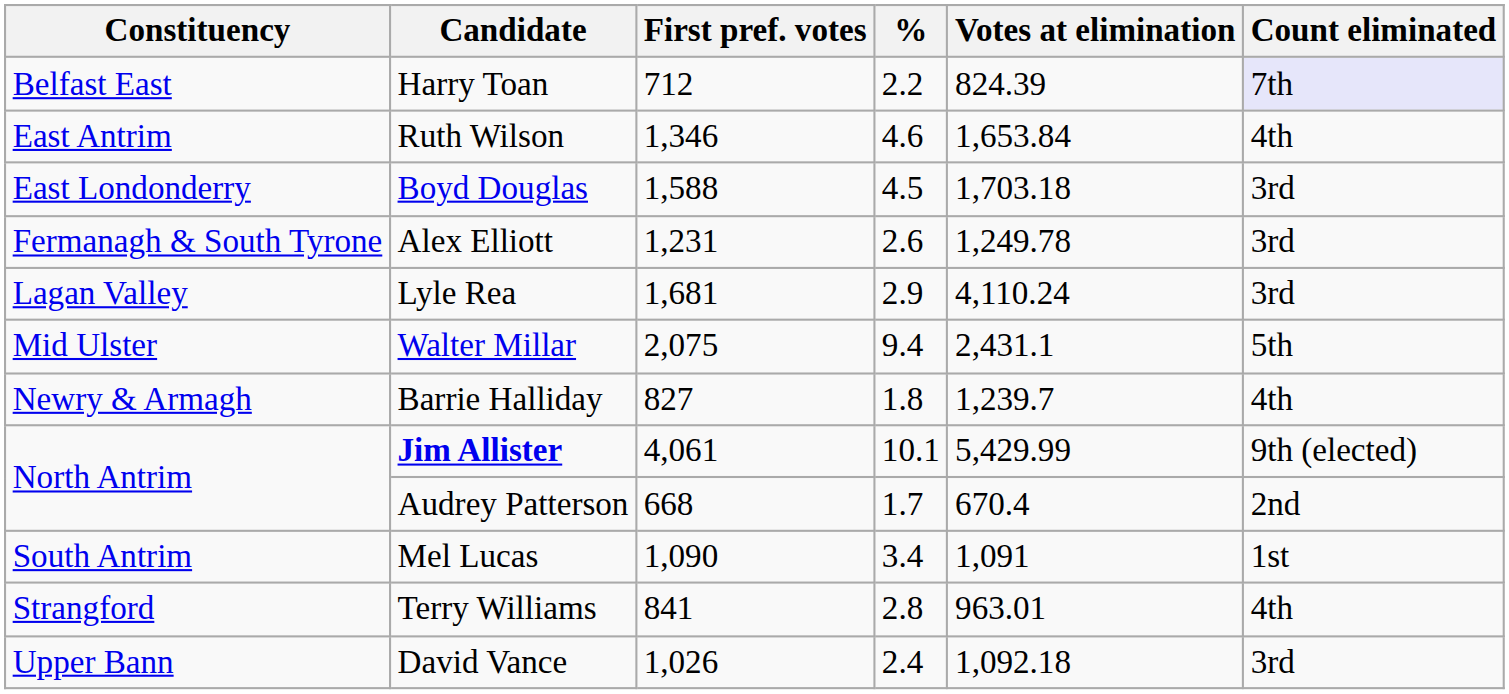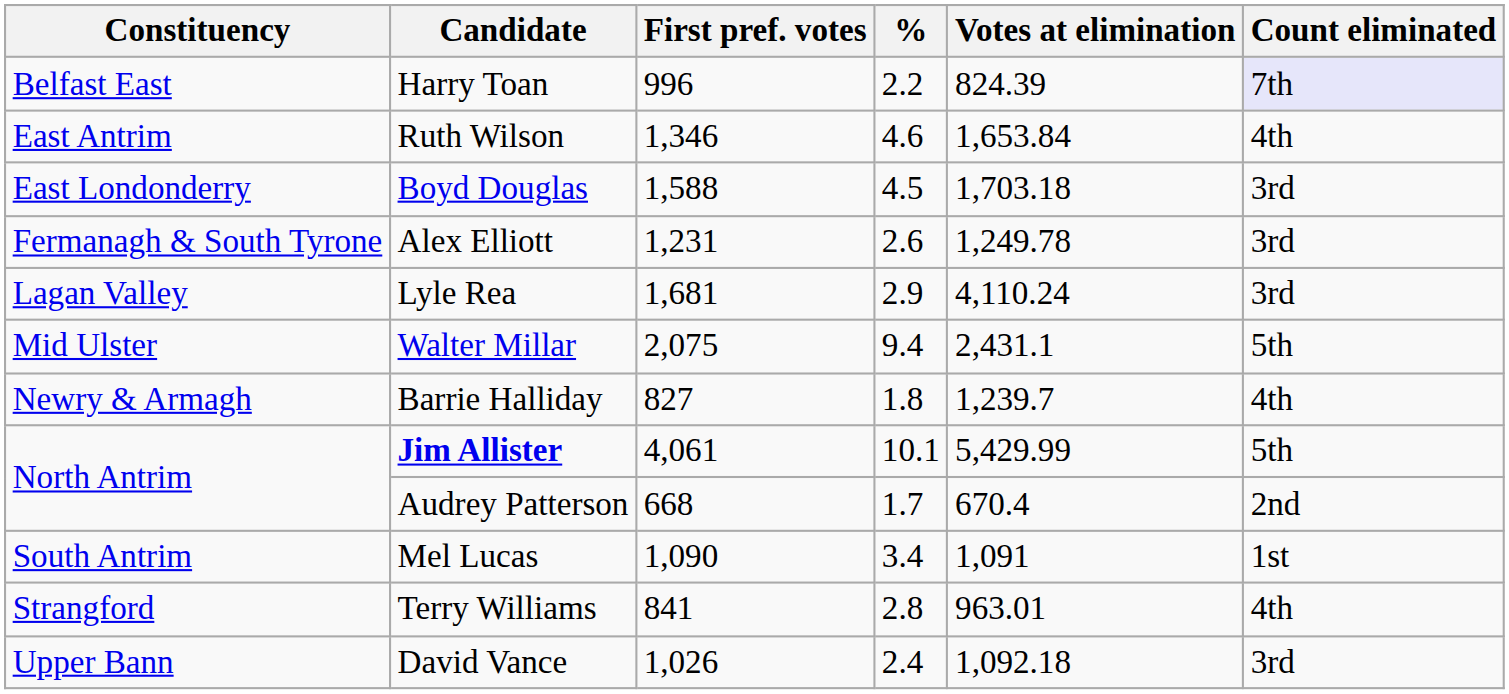(669, 83) 712 -> (669, 83) 996
(1334, 450) 9th (elected) -> (1272, 450) 5th
